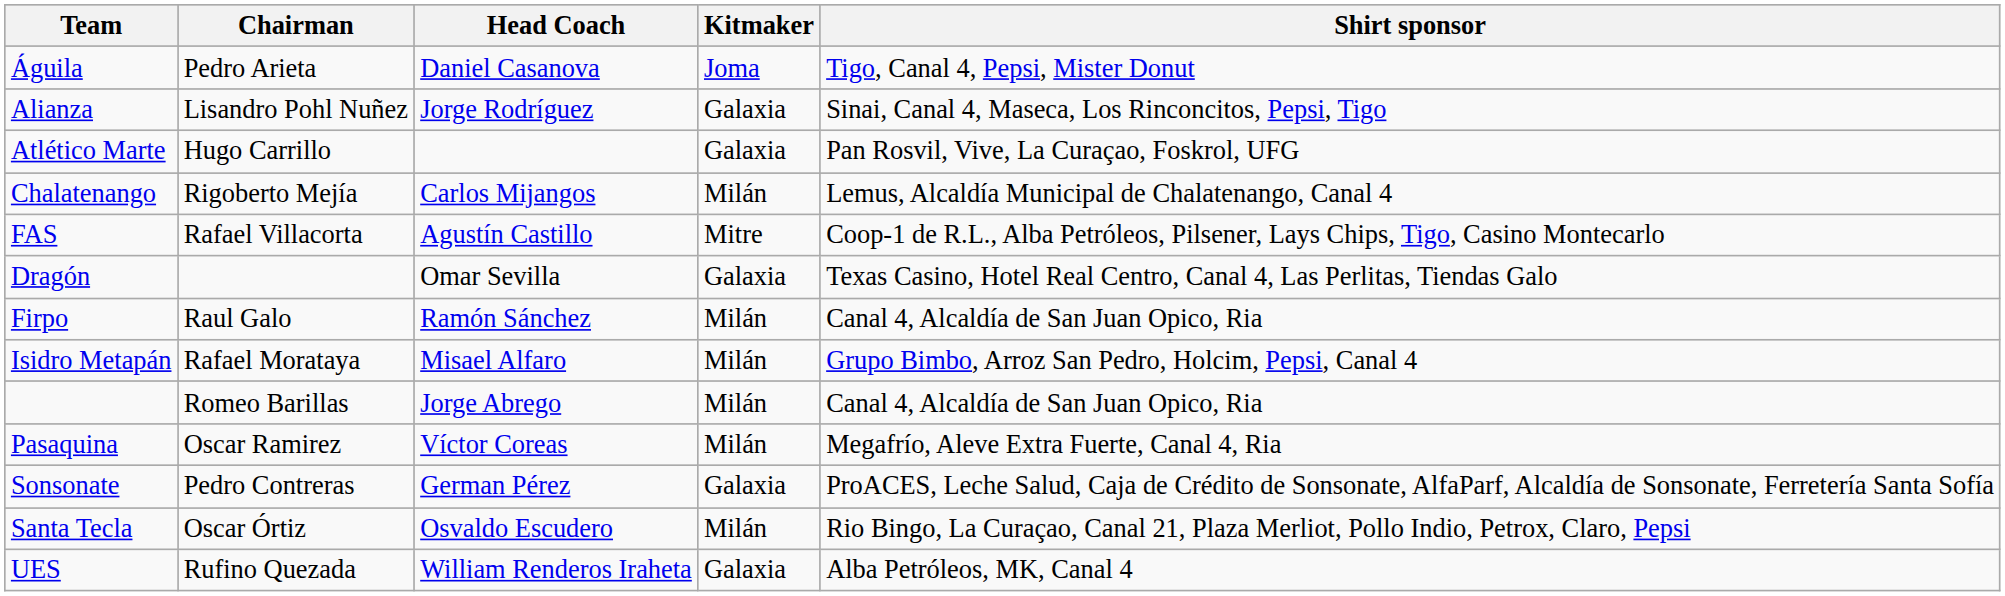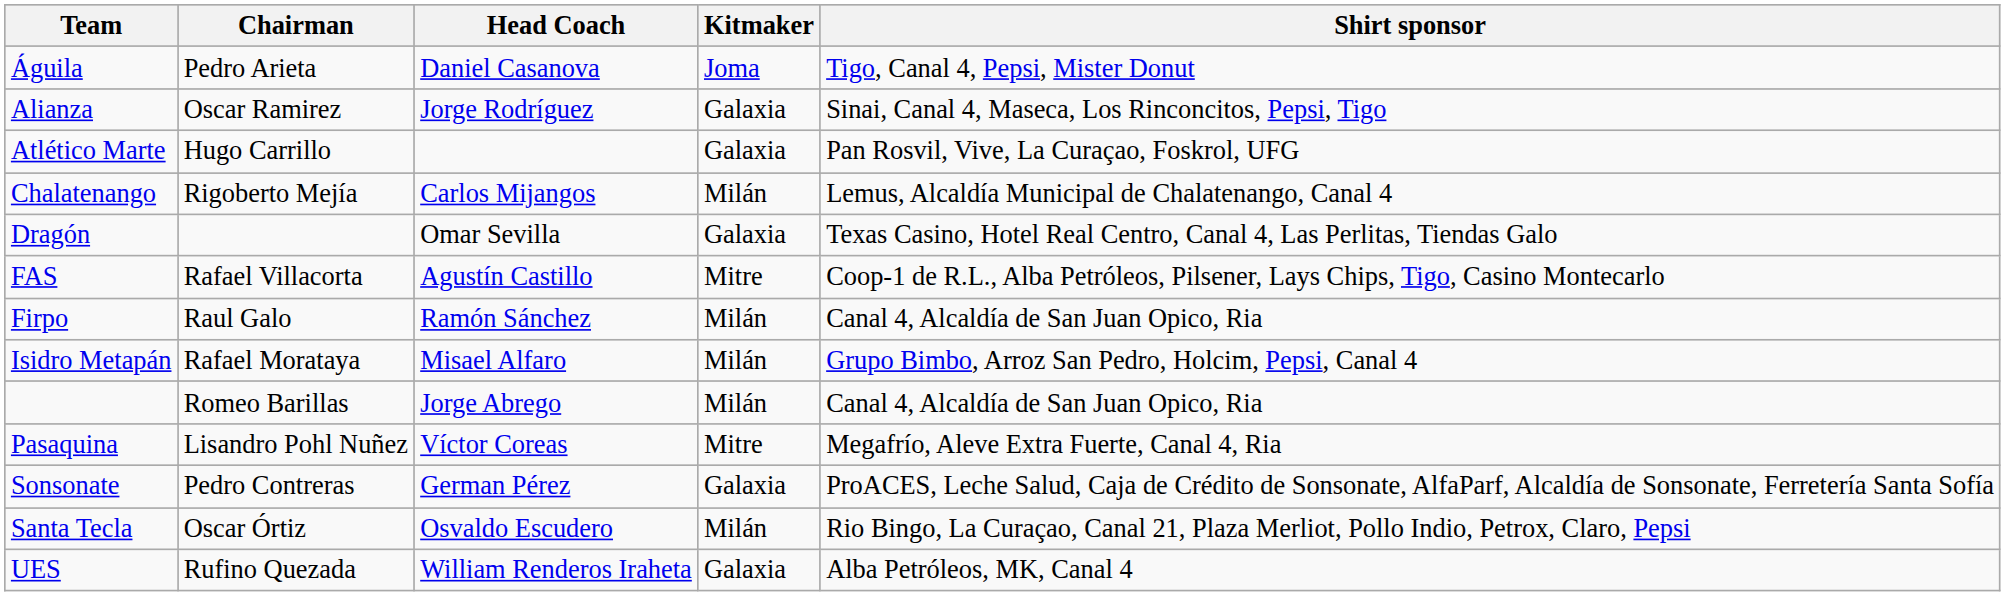(296, 109) Lisandro Pohl Nuñez -> (262, 109) Oscar Ramirez
rows swapped: (50, 276) <-> (34, 234)
(262, 444) Oscar Ramirez -> (296, 444) Lisandro Pohl Nuñez
(736, 444) Milán -> (733, 444) Mitre
